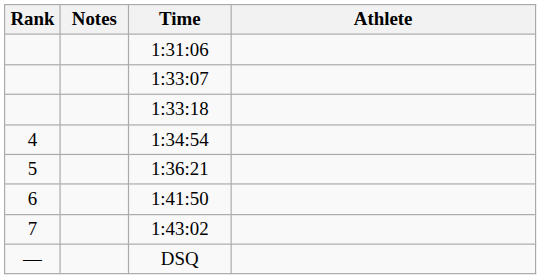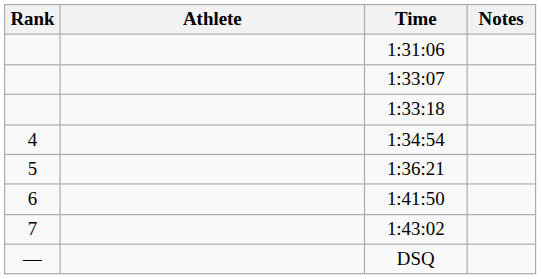columns swapped: (383, 19) <-> (94, 19)
